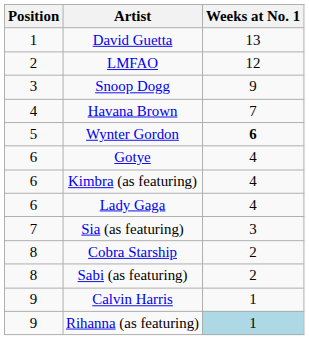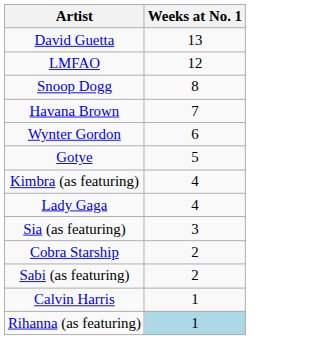- column: (34, 16)
(253, 87) 9 -> (195, 87) 8
(253, 134) bold -> (195, 134) normal
(253, 157) 4 -> (195, 157) 5
